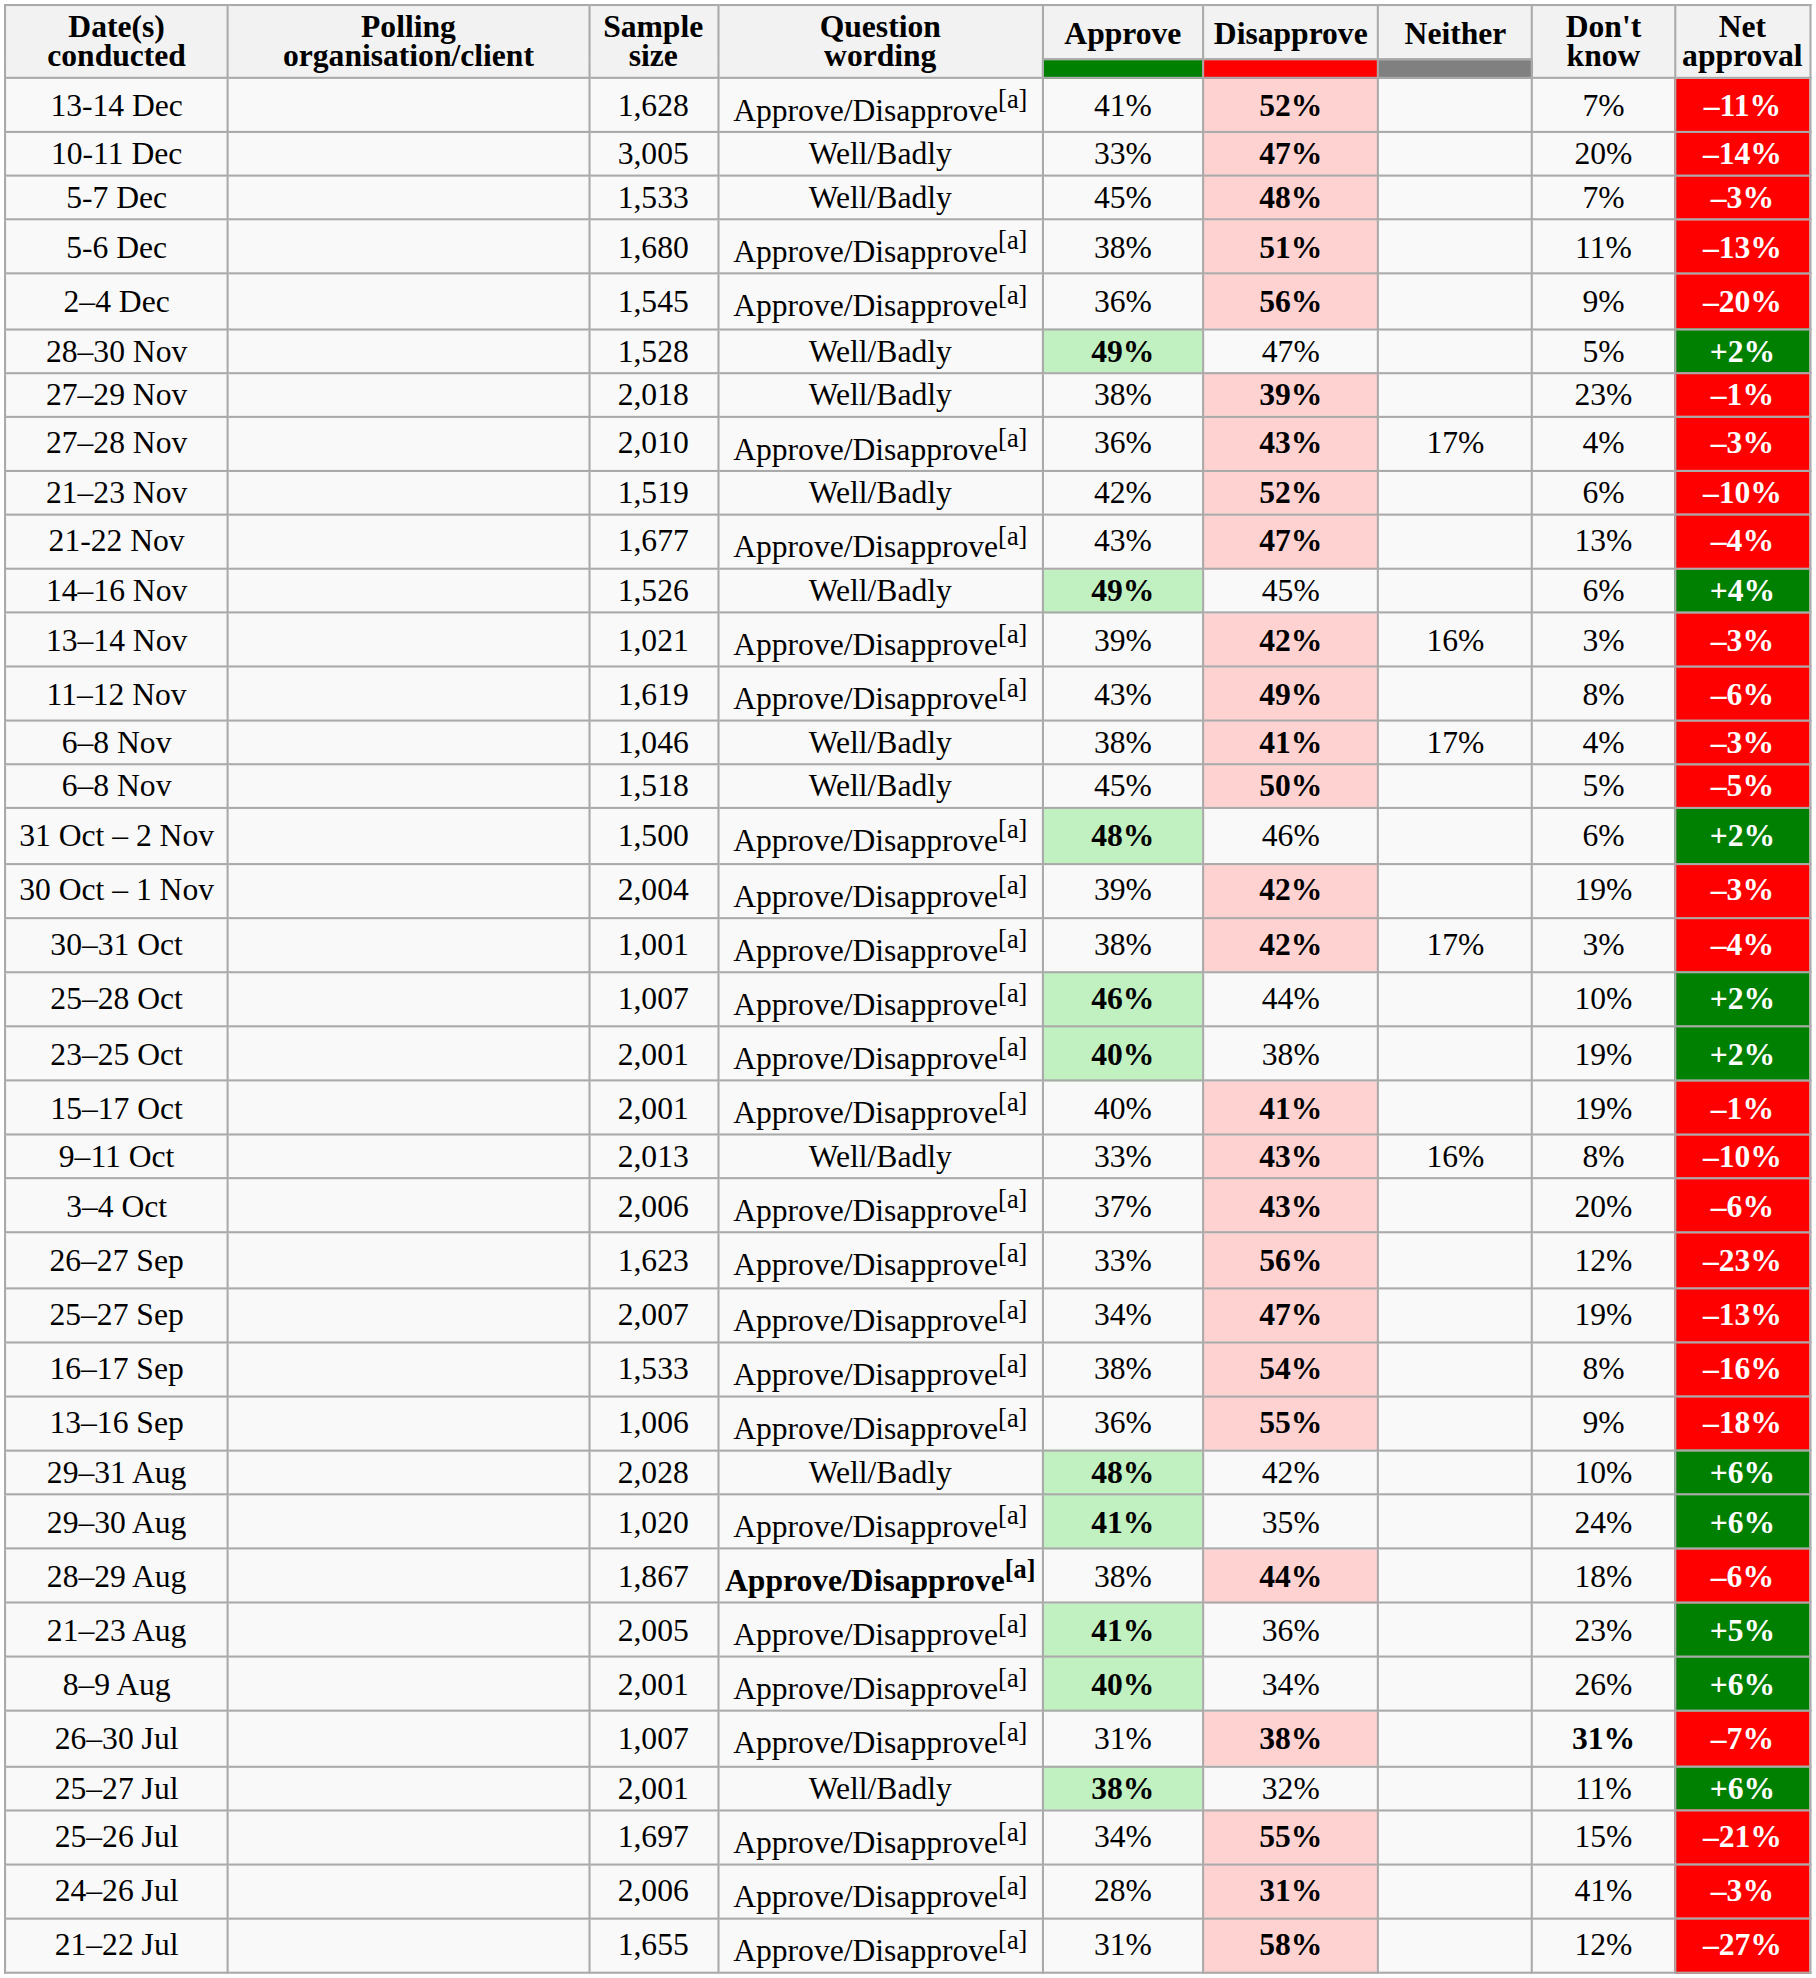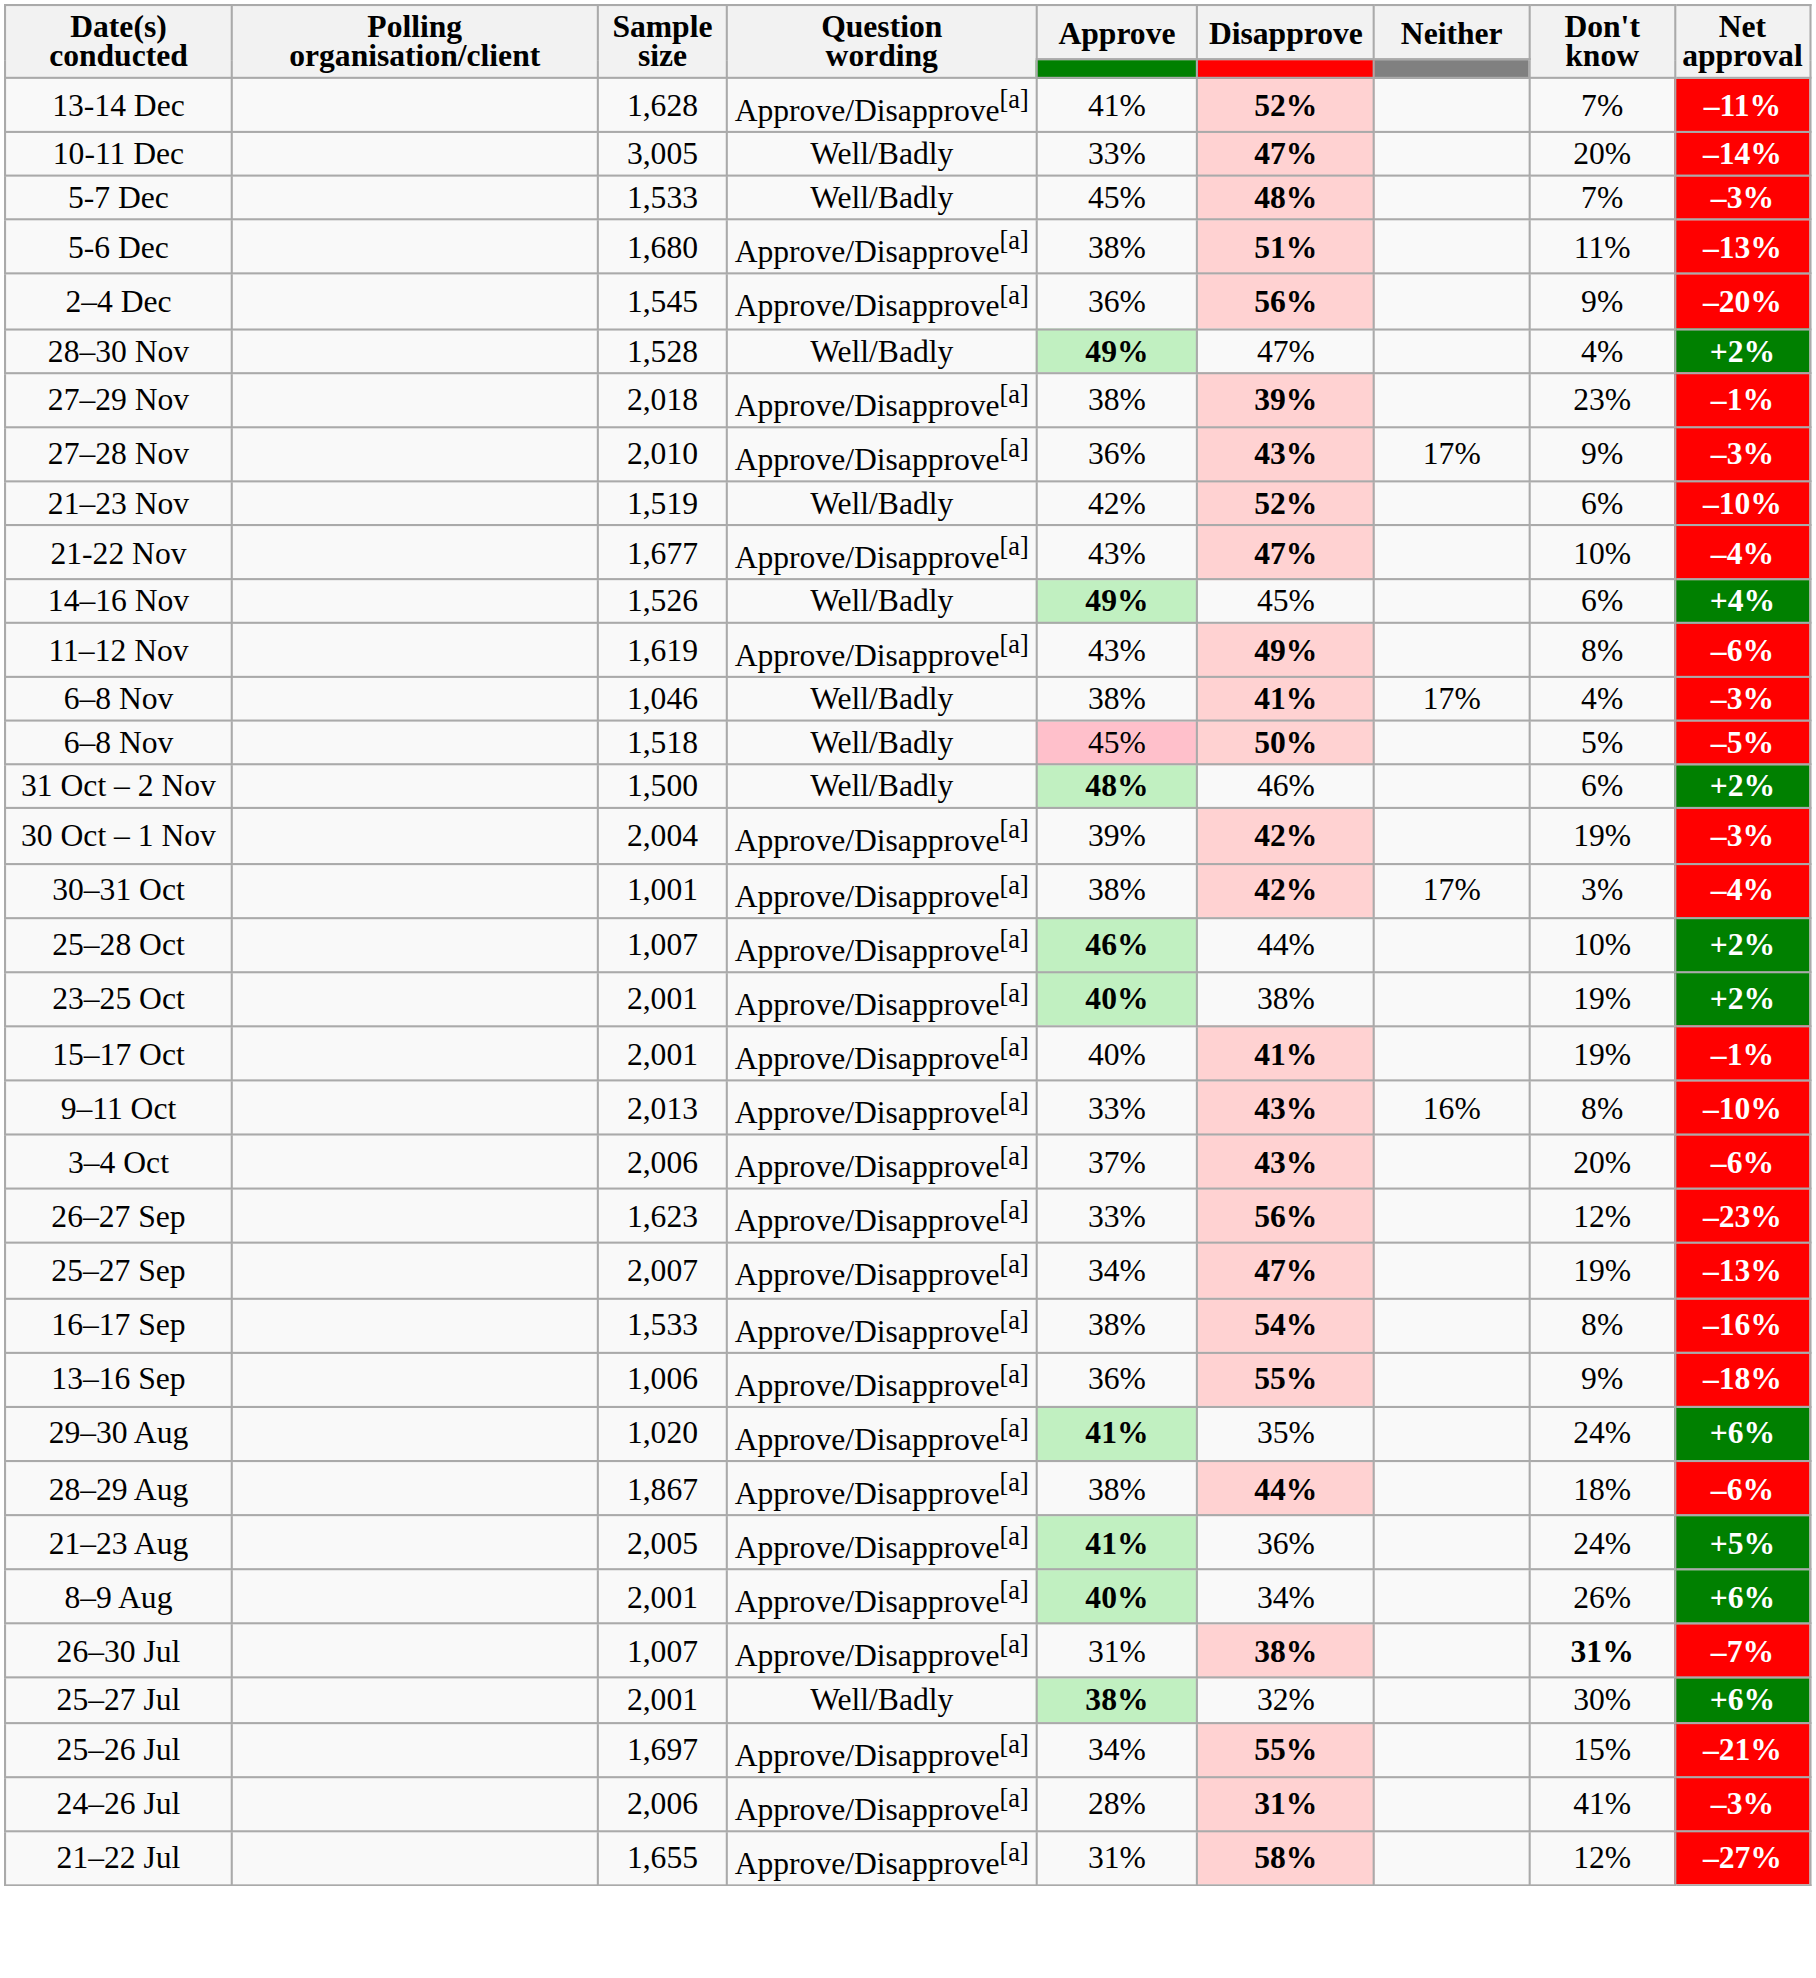(1603, 350) 5% -> (1602, 350) 4%
(880, 393) Well/Badly -> (882, 401) Approve/Disapprove[a]
(1603, 443) 4% -> (1602, 453) 9%
(1603, 541) 13% -> (1602, 551) 10%
- row: (117, 639)
(1123, 786) no background -> (1117, 742) pink background
(880, 837) Approve/Disapprove[a] -> (882, 786) Well/Badly
(880, 1156) Well/Badly -> (882, 1109) Approve/Disapprove[a]
- row: (117, 1471)
(880, 1577) bold -> (882, 1489) normal
(1603, 1629) 23% -> (1602, 1542) 24%
(1603, 1787) 11% -> (1602, 1699) 30%
